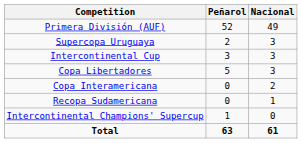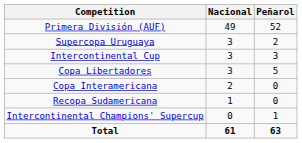columns swapped: (273, 12) <-> (227, 12)
